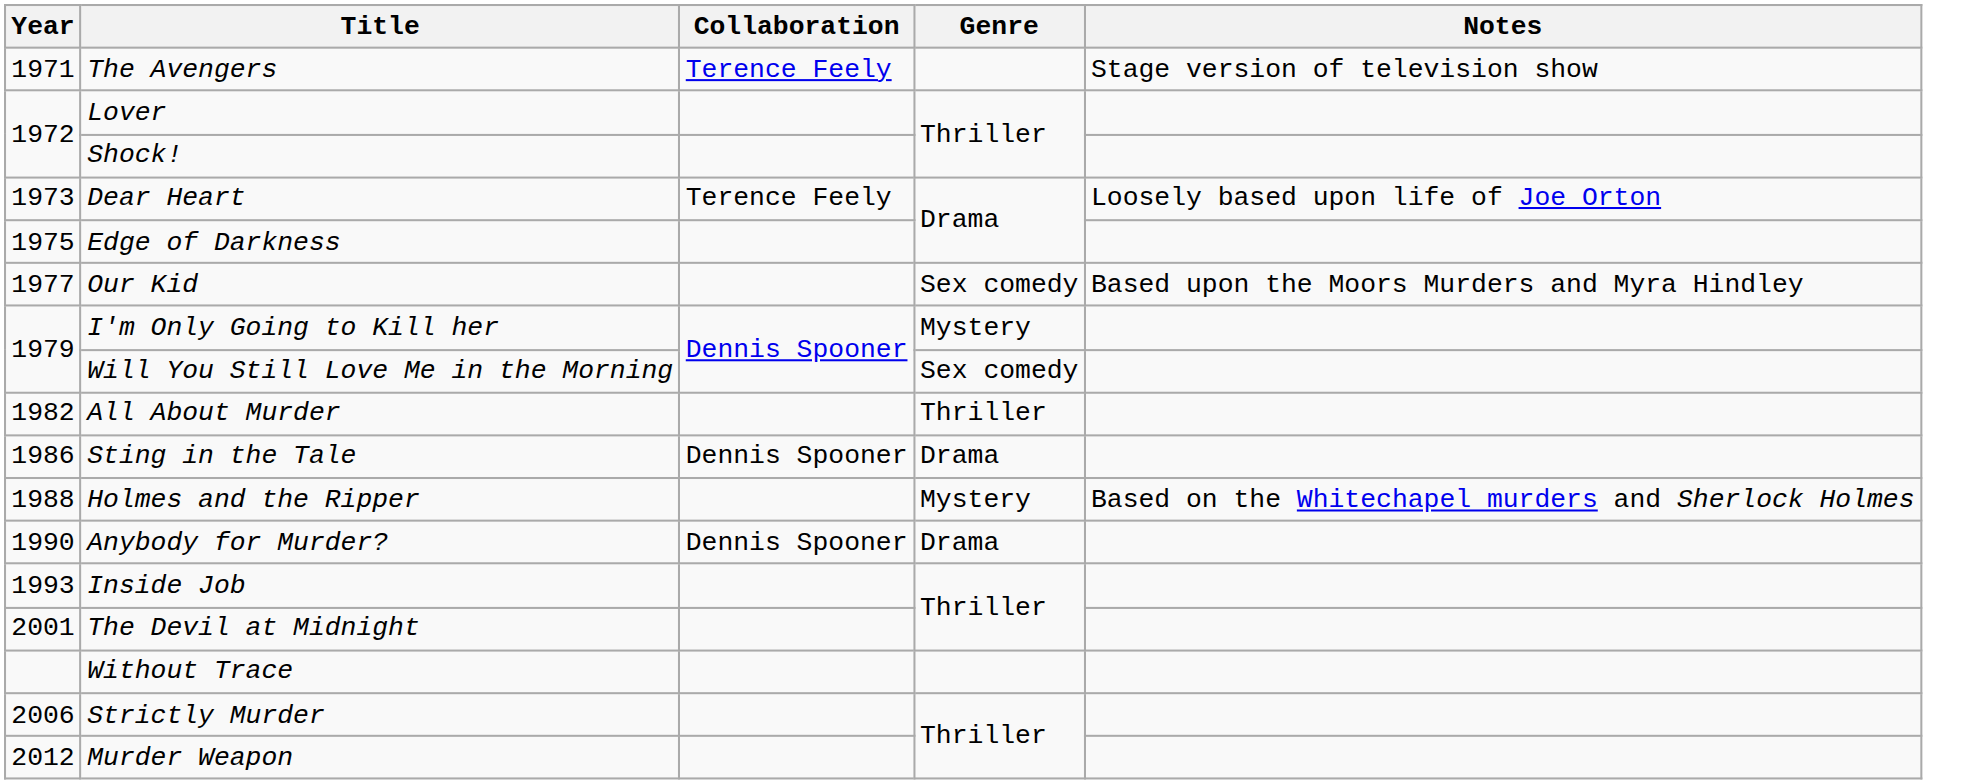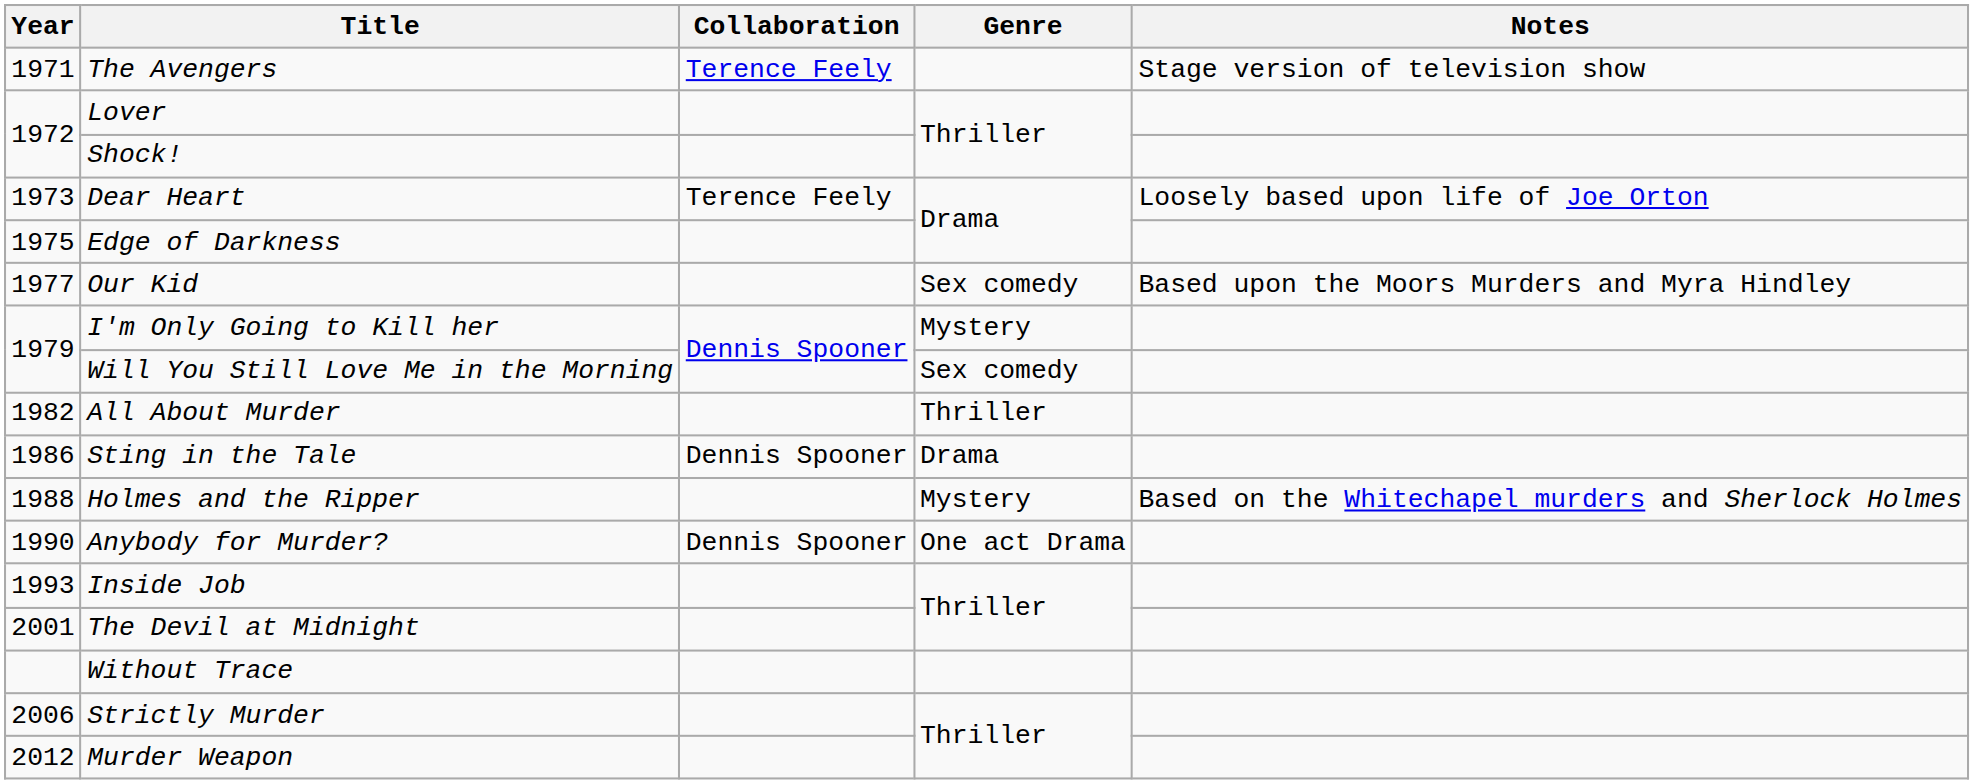(960, 543) Drama -> (1023, 543) One act Drama
